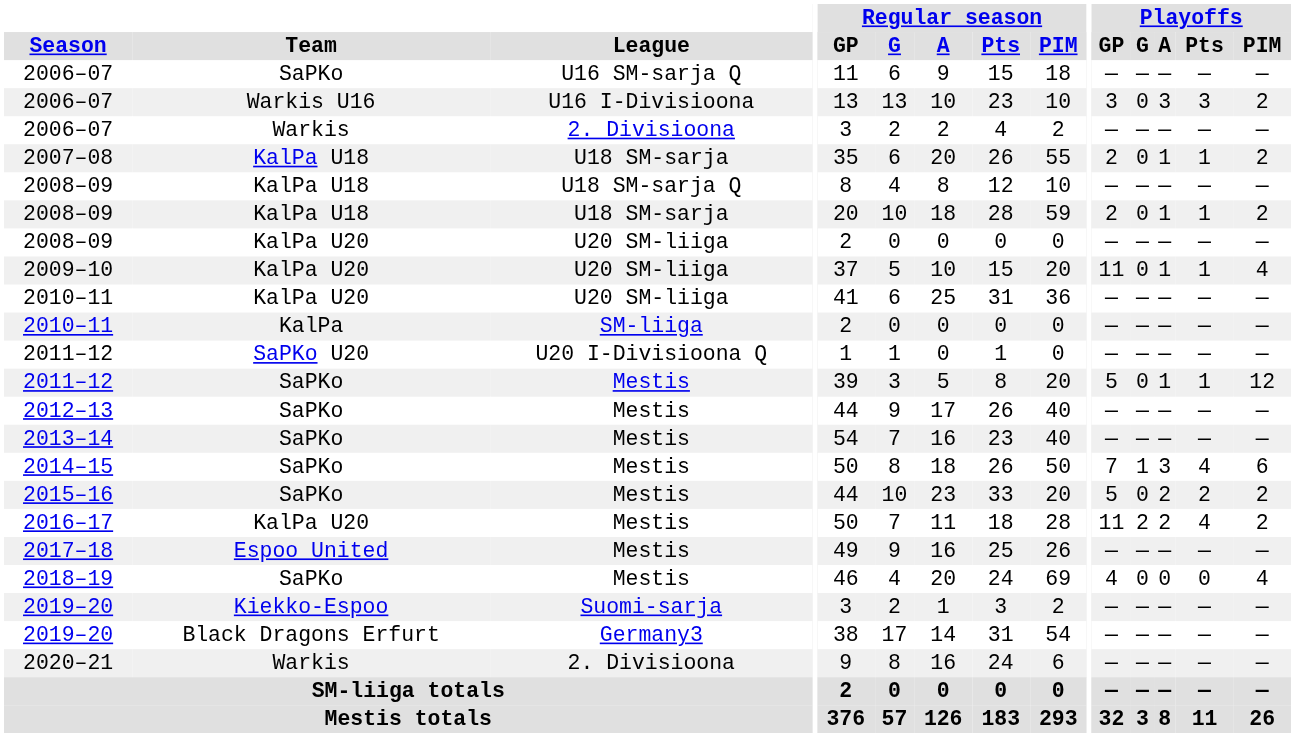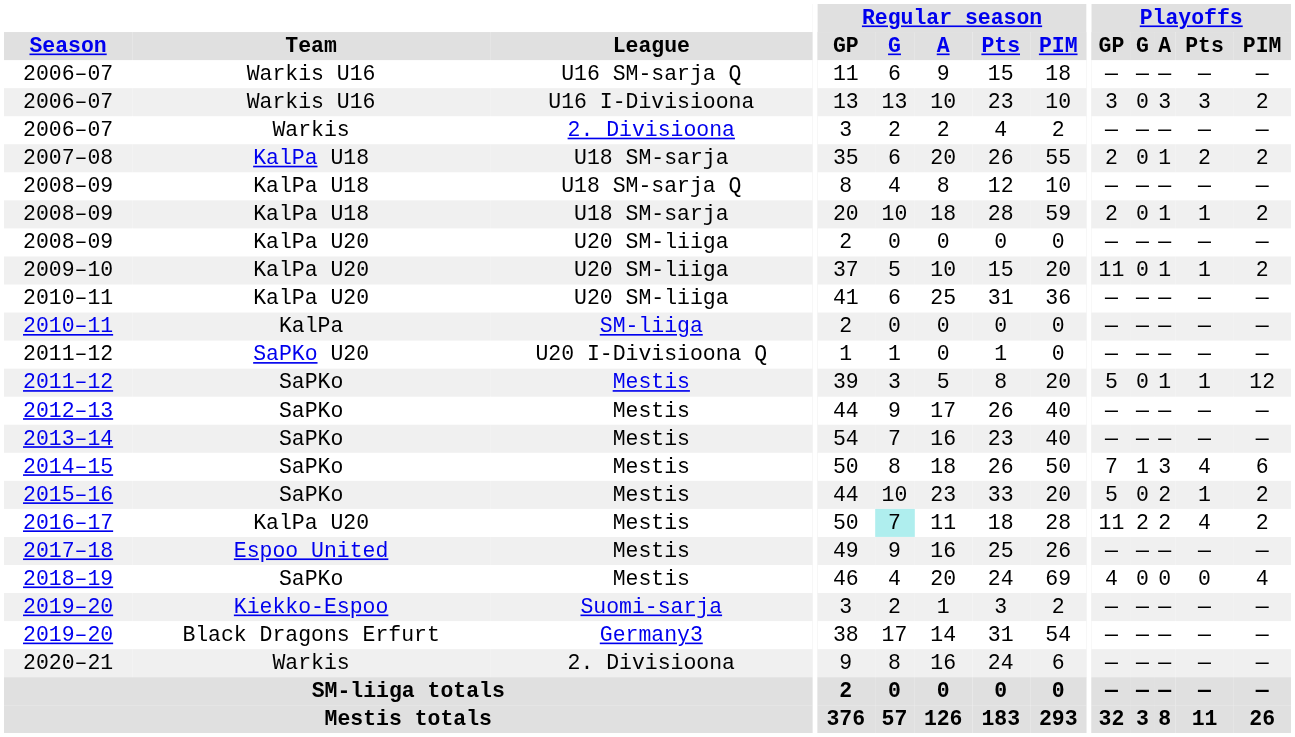(311, 74) SaPKo -> (311, 74) Warkis U16
(1205, 158) 1 -> (1205, 158) 2
(1262, 270) 4 -> (1262, 270) 2
(1205, 495) 2 -> (1205, 495) 1
(895, 523) no background -> (895, 523) paleturquoise background
